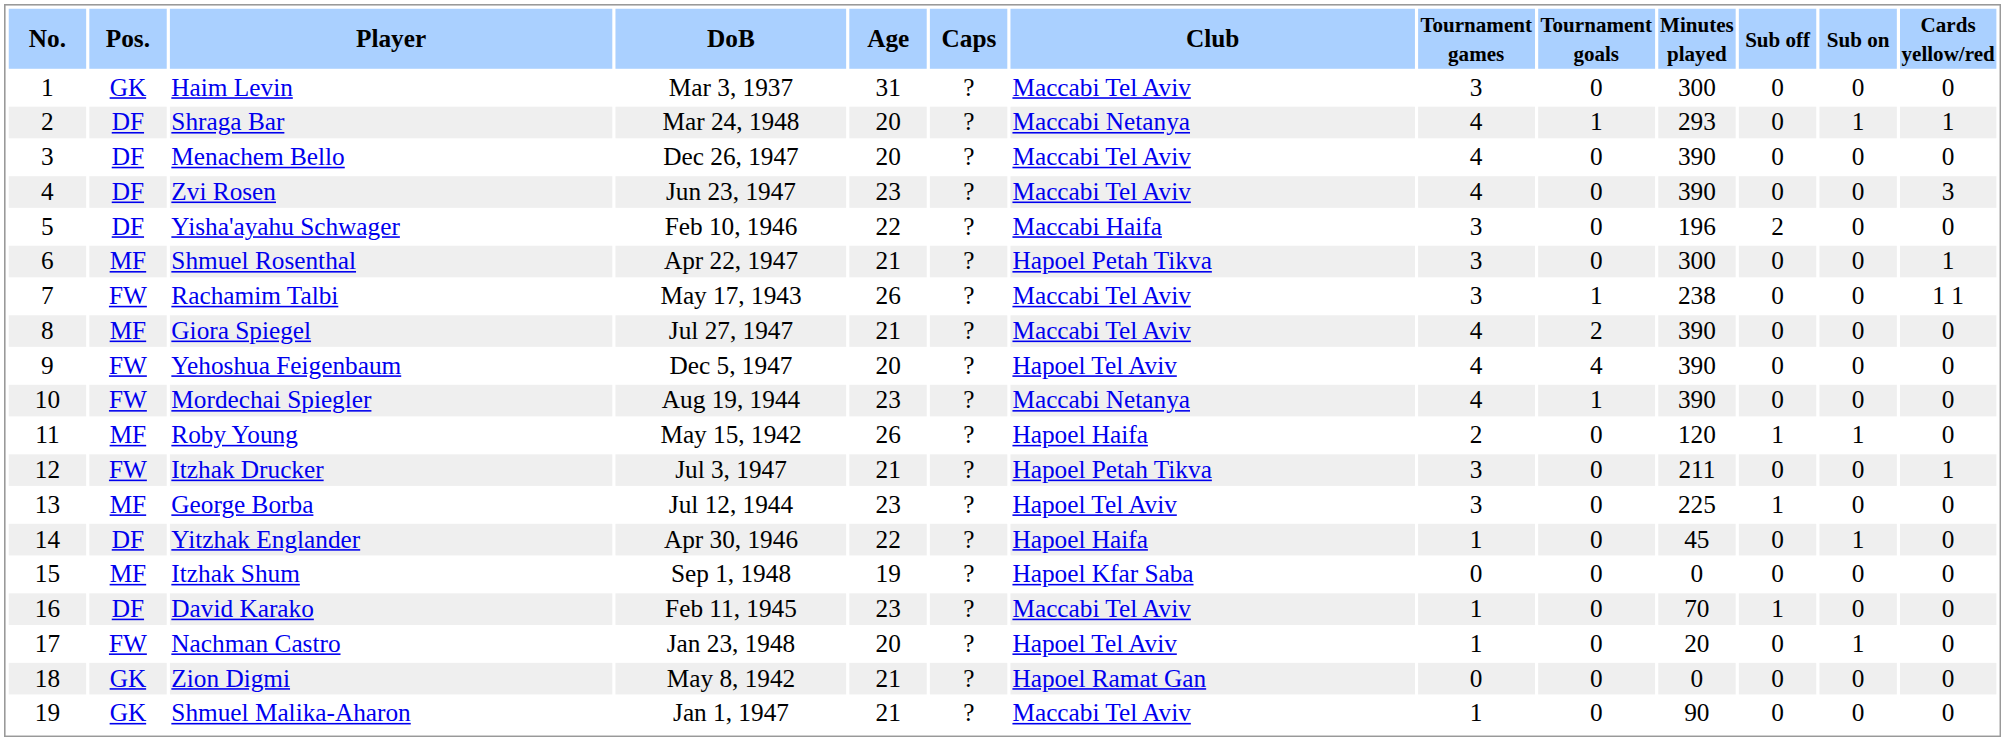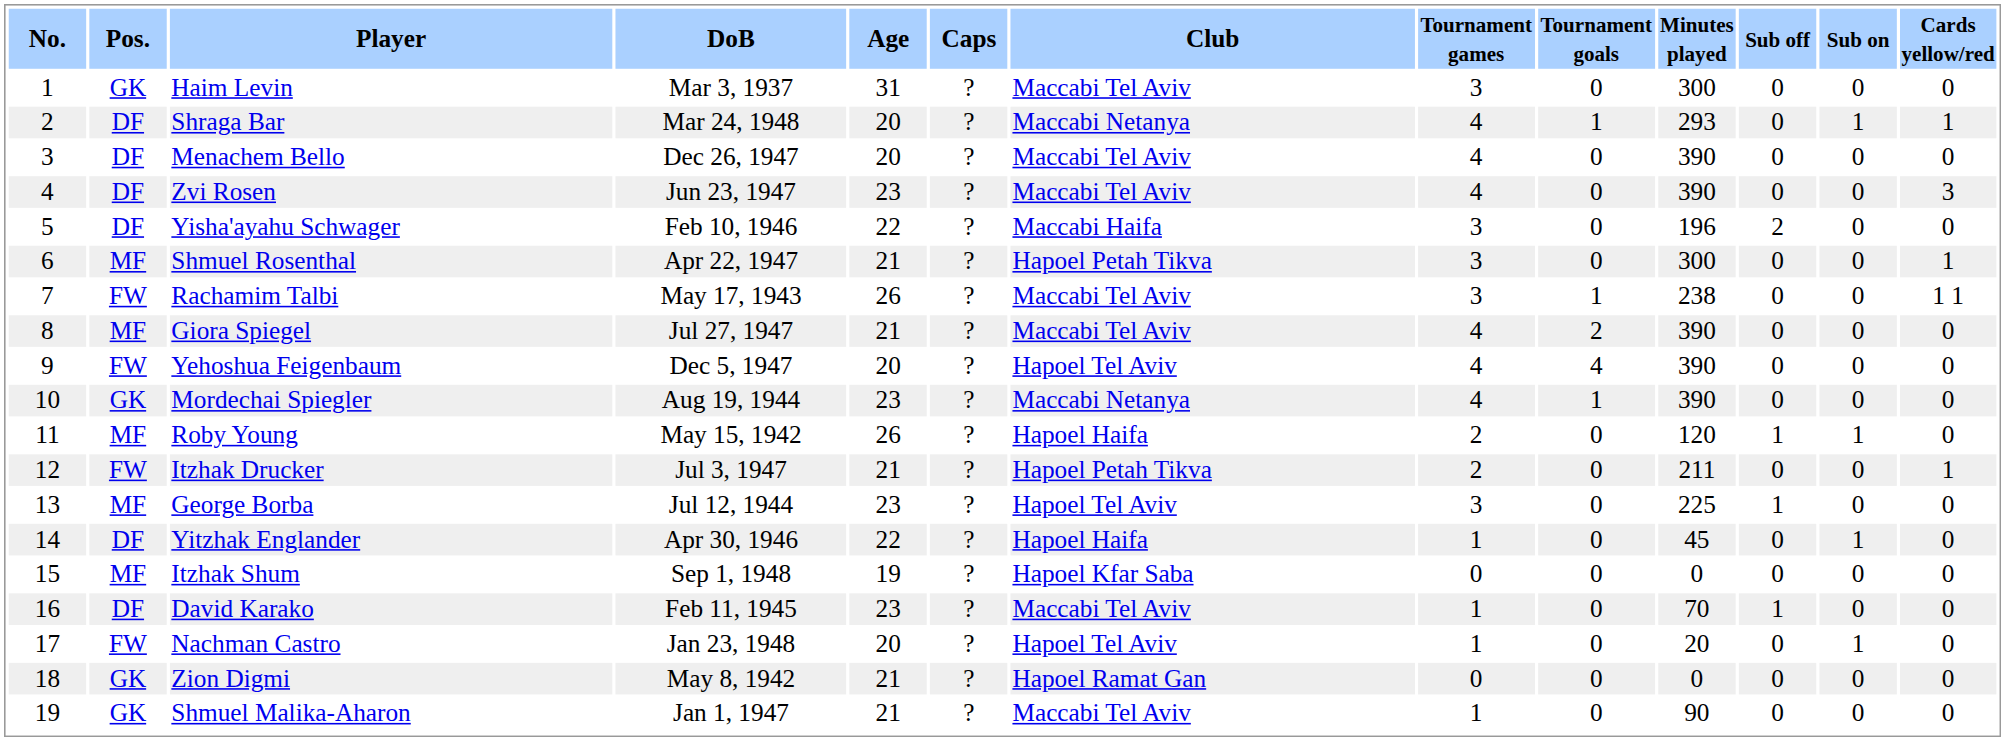(128, 400) FW -> (128, 400) GK
(1476, 469) 3 -> (1476, 469) 2
